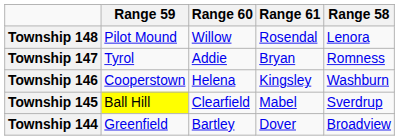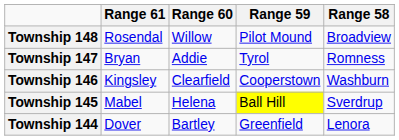columns swapped: (290, 15) <-> (145, 15)
(348, 37) Lenora -> (359, 37) Broadview
(214, 80) Helena -> (201, 80) Clearfield
(221, 102) Clearfield -> (194, 102) Helena
(359, 124) Broadview -> (348, 124) Lenora
